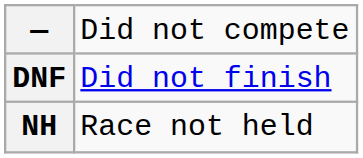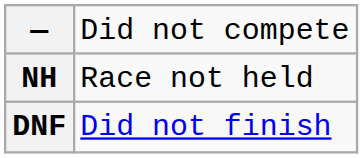rows swapped: (39, 127) <-> (39, 78)
